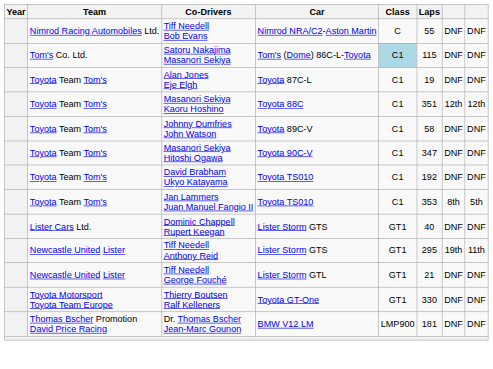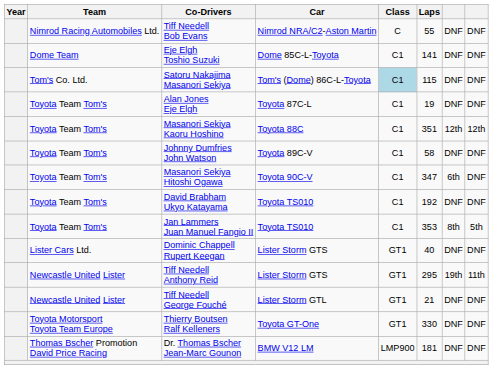+ row: (192, 56)
(454, 153) DNF -> (454, 178) 6th
